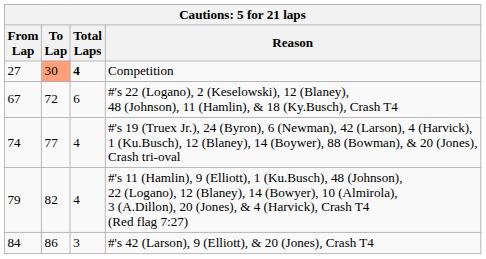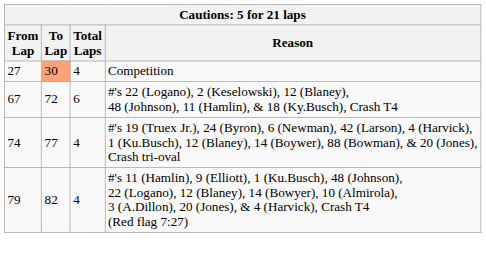(77, 71) bold -> (77, 71) normal
- row: (241, 243)
